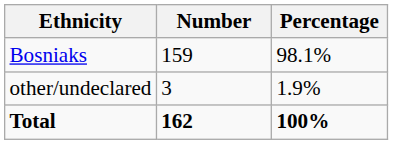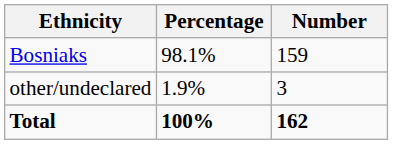columns swapped: (214, 21) <-> (329, 21)
